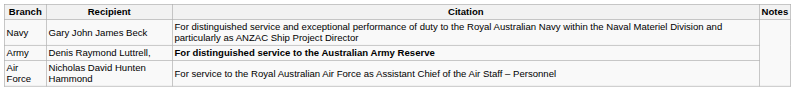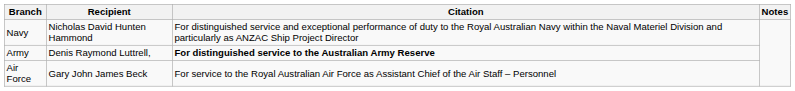(98, 33) Gary John James Beck -> (97, 33) Nicholas David Hunten Hammond
(97, 74) Nicholas David Hunten Hammond -> (98, 74) Gary John James Beck
